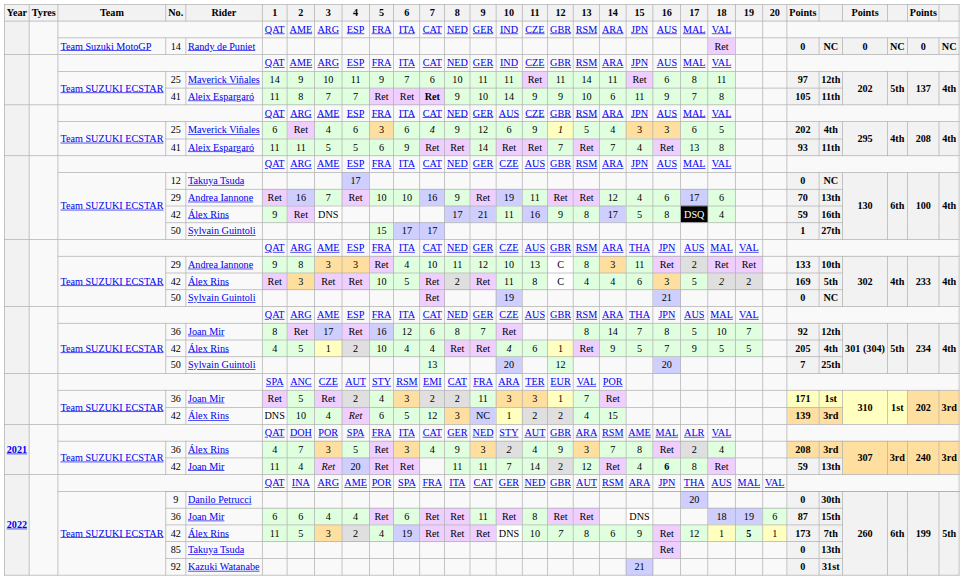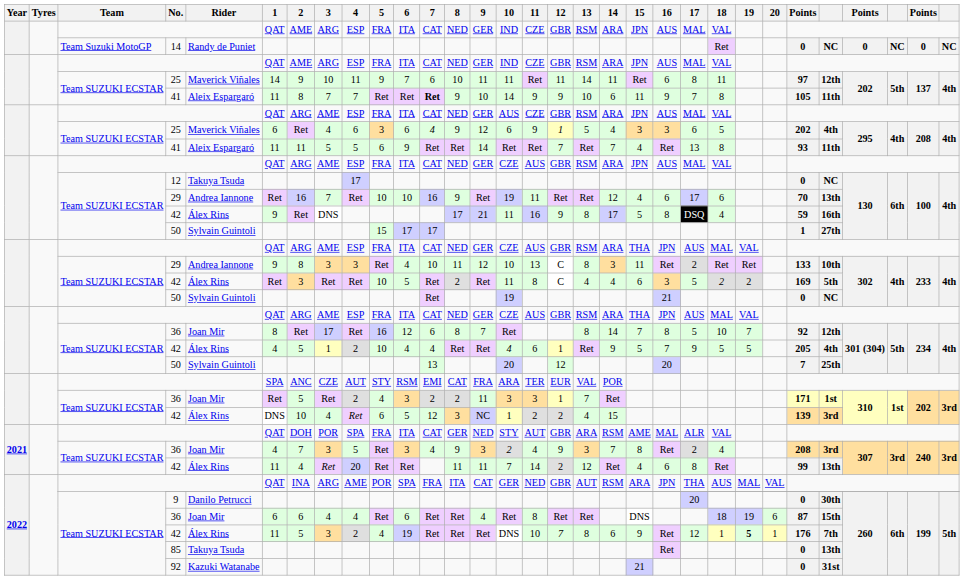(208, 449) Álex Rins -> (206, 449) Joan Mir
(206, 466) Joan Mir -> (208, 466) Álex Rins
(667, 466) bold -> (667, 466) normal
(803, 466) 59 -> (803, 466) 99
(483, 516) 11 -> (483, 516) 4
(803, 533) 173 -> (803, 533) 176
